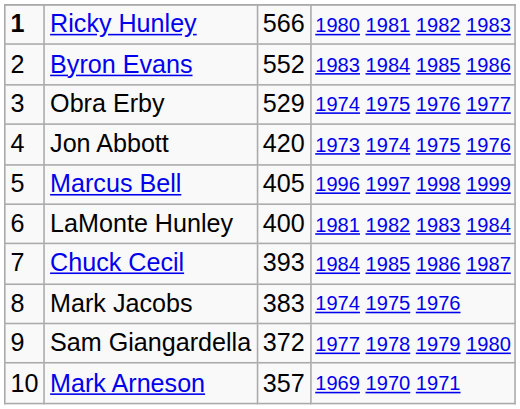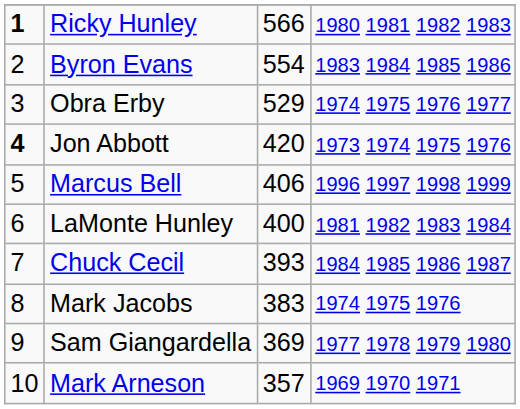(284, 64) 552 -> (284, 64) 554
(18, 143) normal -> (18, 143) bold
(284, 183) 405 -> (284, 183) 406
(284, 343) 372 -> (284, 343) 369
